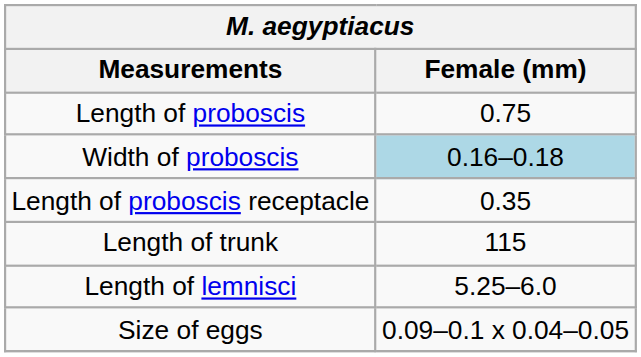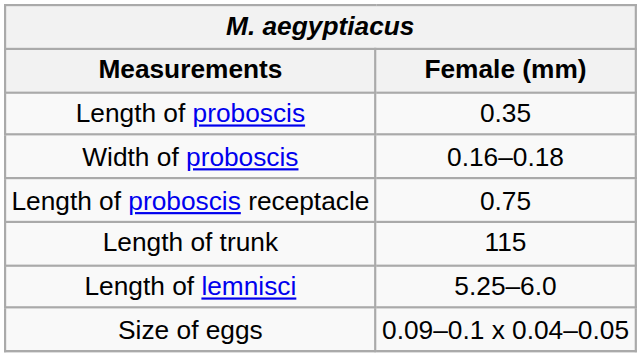(506, 113) 0.75 -> (506, 113) 0.35
(506, 157) lightblue background -> (506, 157) no background
(506, 200) 0.35 -> (506, 200) 0.75
